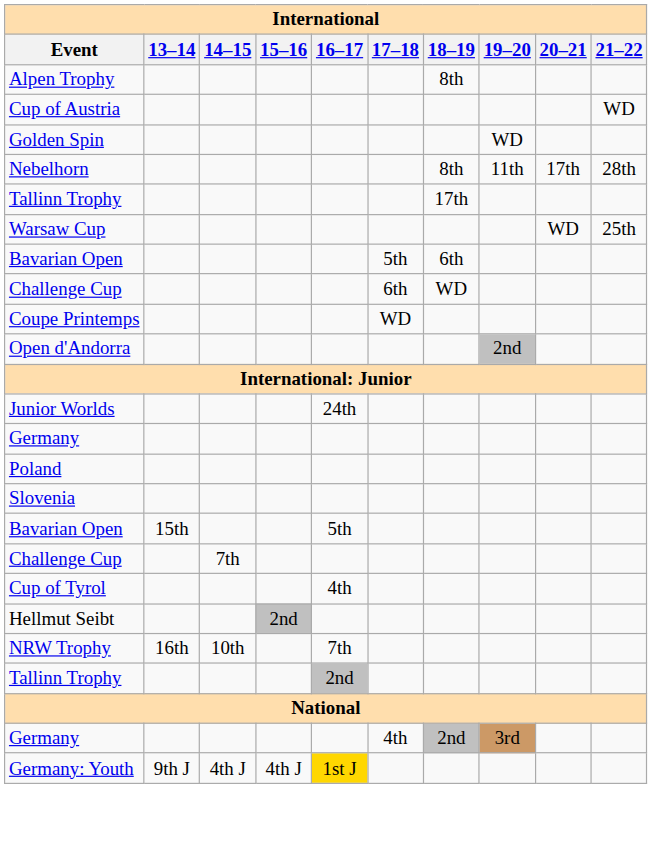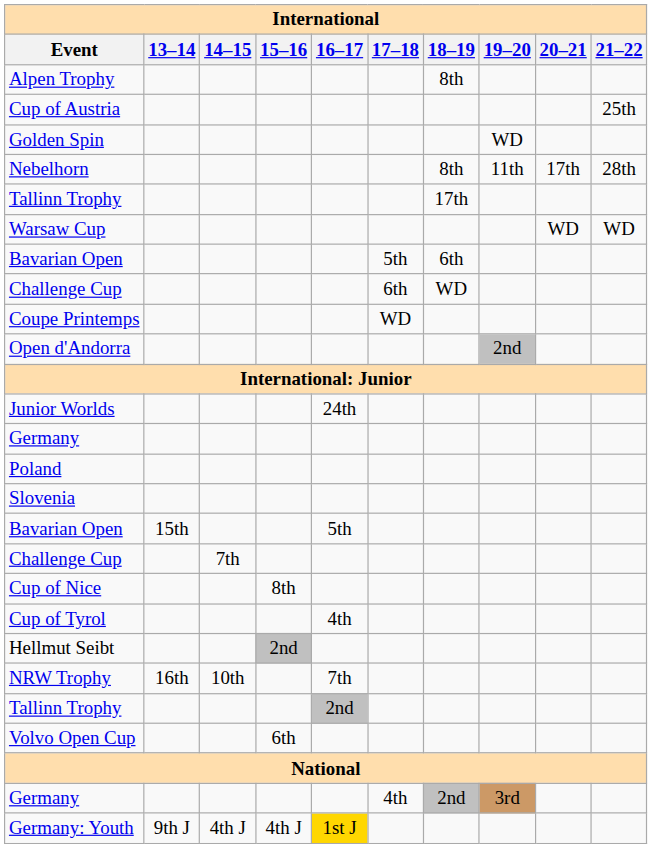(619, 109) WD -> (619, 109) 25th
(619, 229) 25th -> (619, 229) WD
+ row: (55, 588)
+ row: (72, 738)
